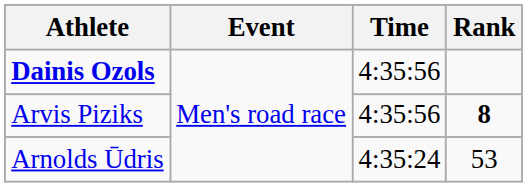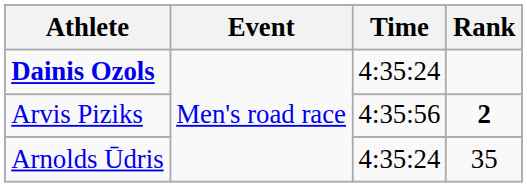(399, 71) 4:35:56 -> (399, 71) 4:35:24
(484, 115) 8 -> (484, 115) 2
(484, 159) 53 -> (484, 159) 35
